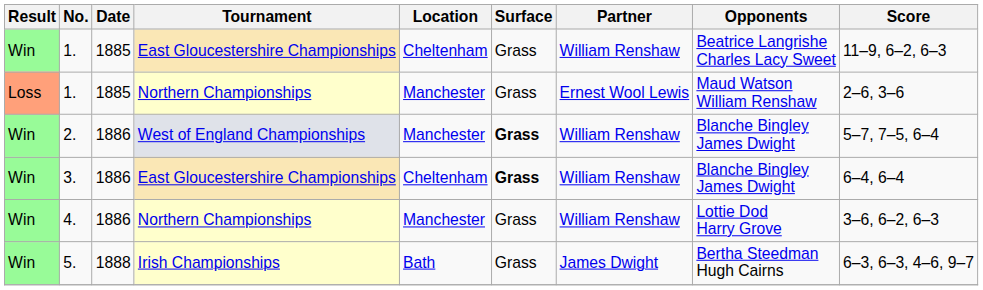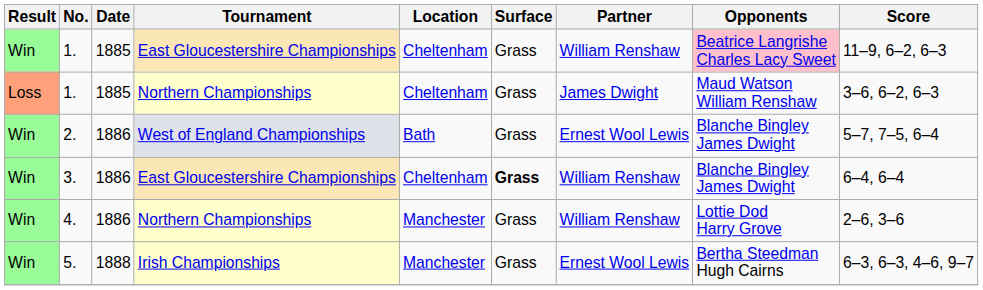(766, 50) no background -> (766, 50) pink background
(444, 93) Manchester -> (445, 93) Cheltenham
(624, 93) Ernest Wool Lewis -> (609, 93) James Dwight
(874, 93) 2–6, 3–6 -> (891, 93) 3–6, 6–2, 6–3
(444, 135) Manchester -> (419, 135) Bath
(517, 135) bold -> (516, 135) normal
(620, 135) William Renshaw -> (624, 135) Ernest Wool Lewis
(891, 220) 3–6, 6–2, 6–3 -> (874, 220) 2–6, 3–6
(419, 263) Bath -> (444, 263) Manchester
(609, 263) James Dwight -> (624, 263) Ernest Wool Lewis
